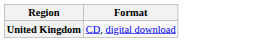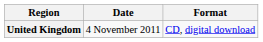+ column: (123, 12)
